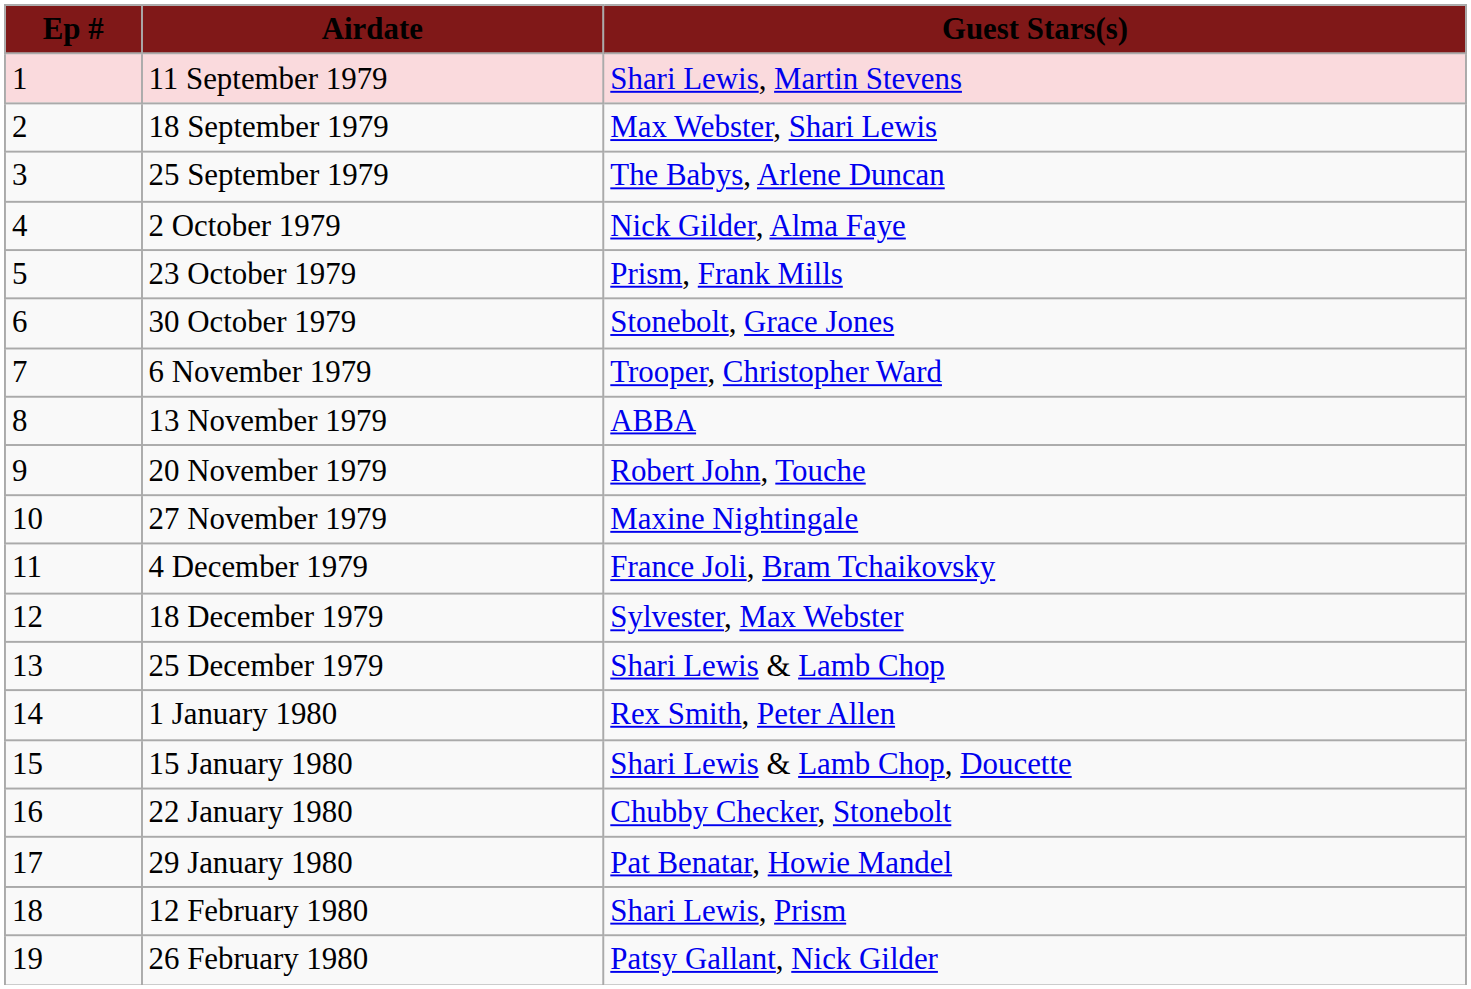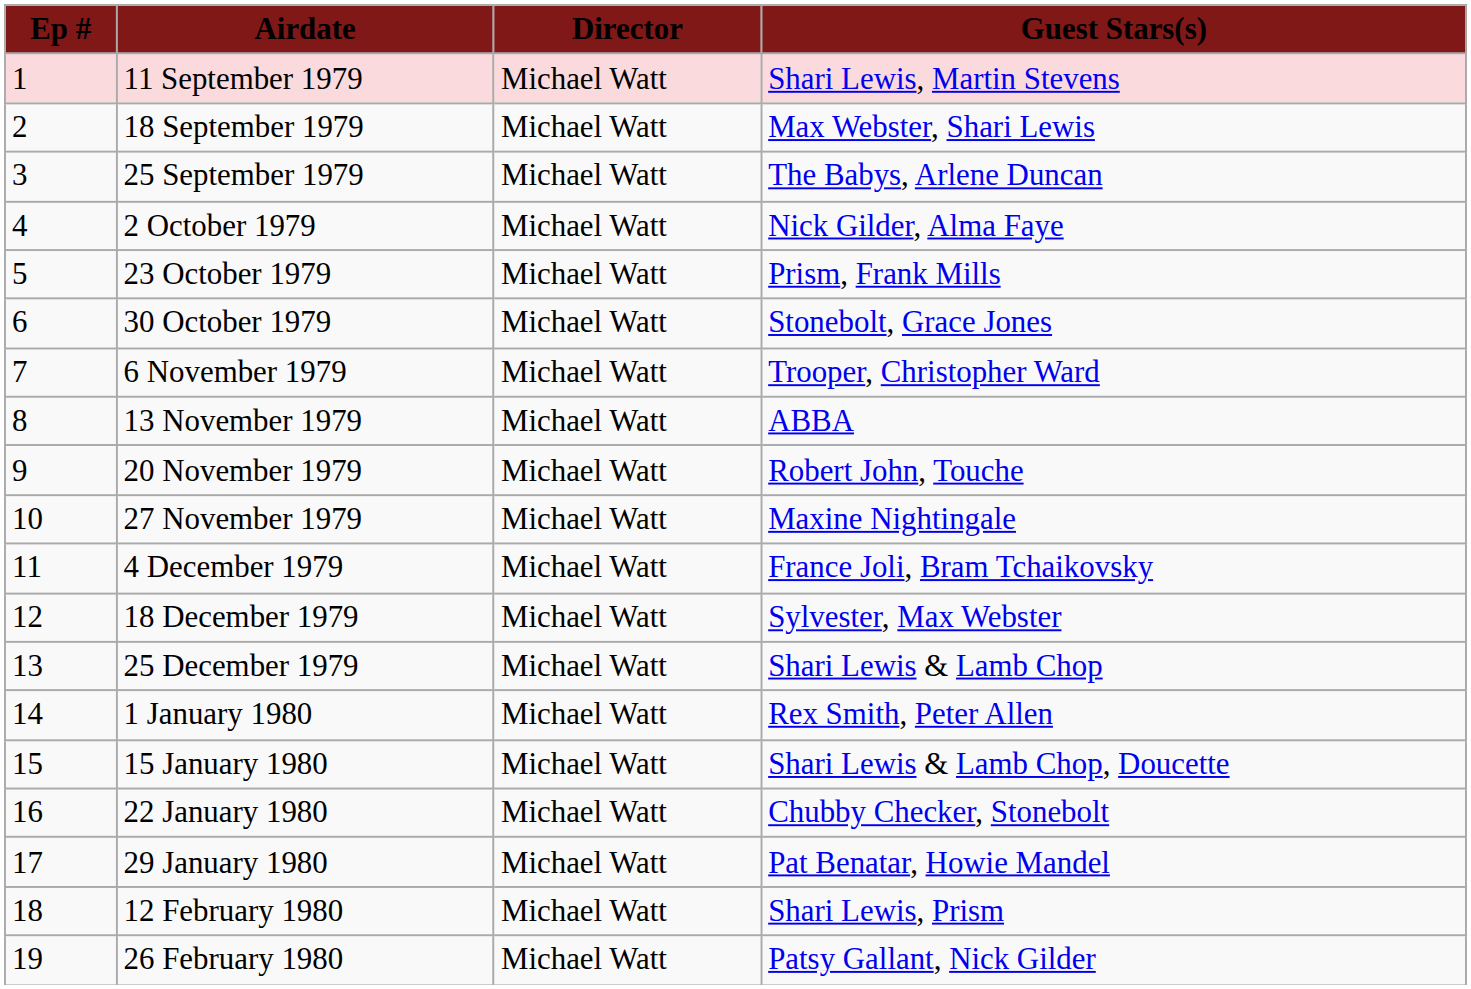+ column: (627, 28)
